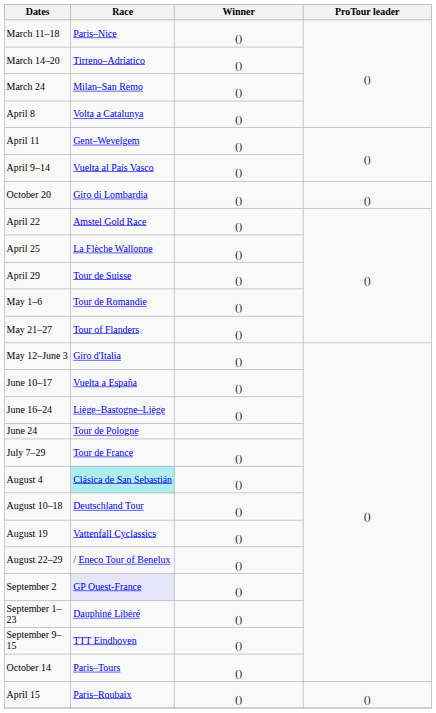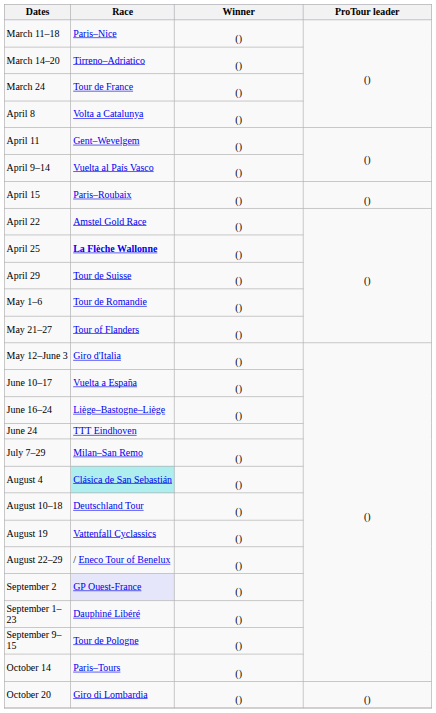(108, 87) Milan–San Remo -> (103, 87) Tour de France
rows swapped: (23, 694) <-> (29, 195)
(113, 248) normal -> (115, 248) bold
(106, 431) Tour de Pologne -> (105, 431) TTT Eindhoven
(103, 452) Tour de France -> (108, 452) Milan–San Remo
(105, 641) TTT Eindhoven -> (106, 641) Tour de Pologne
